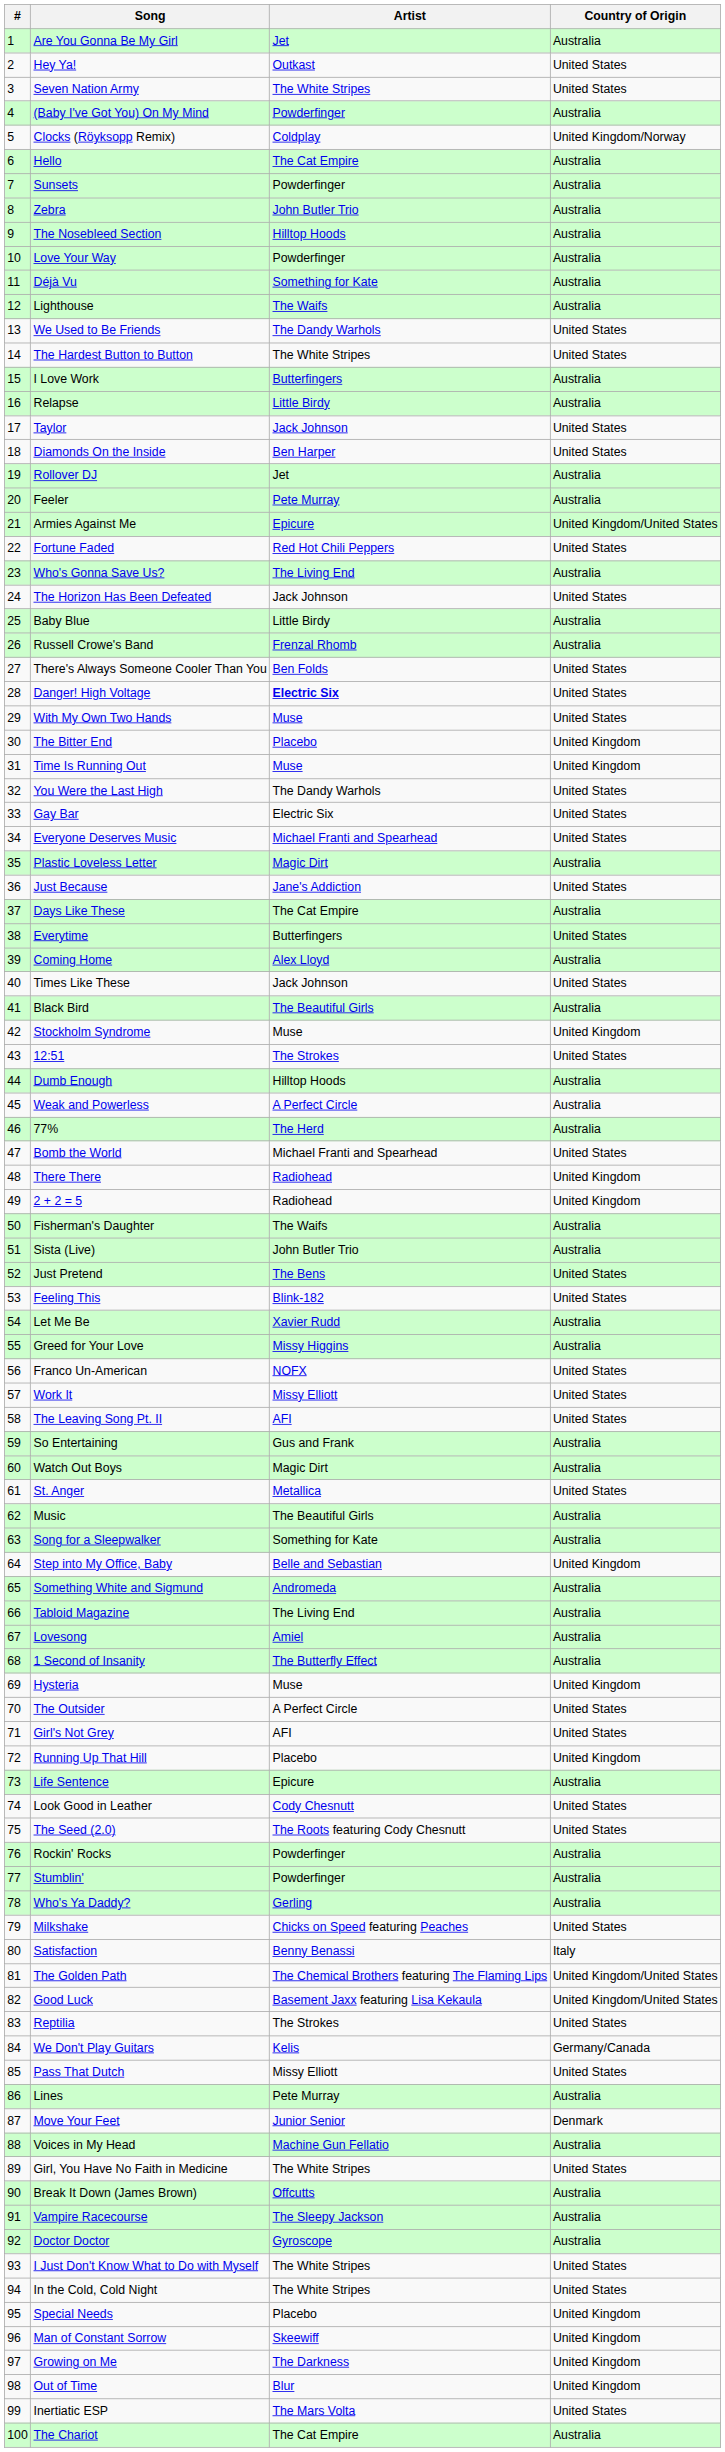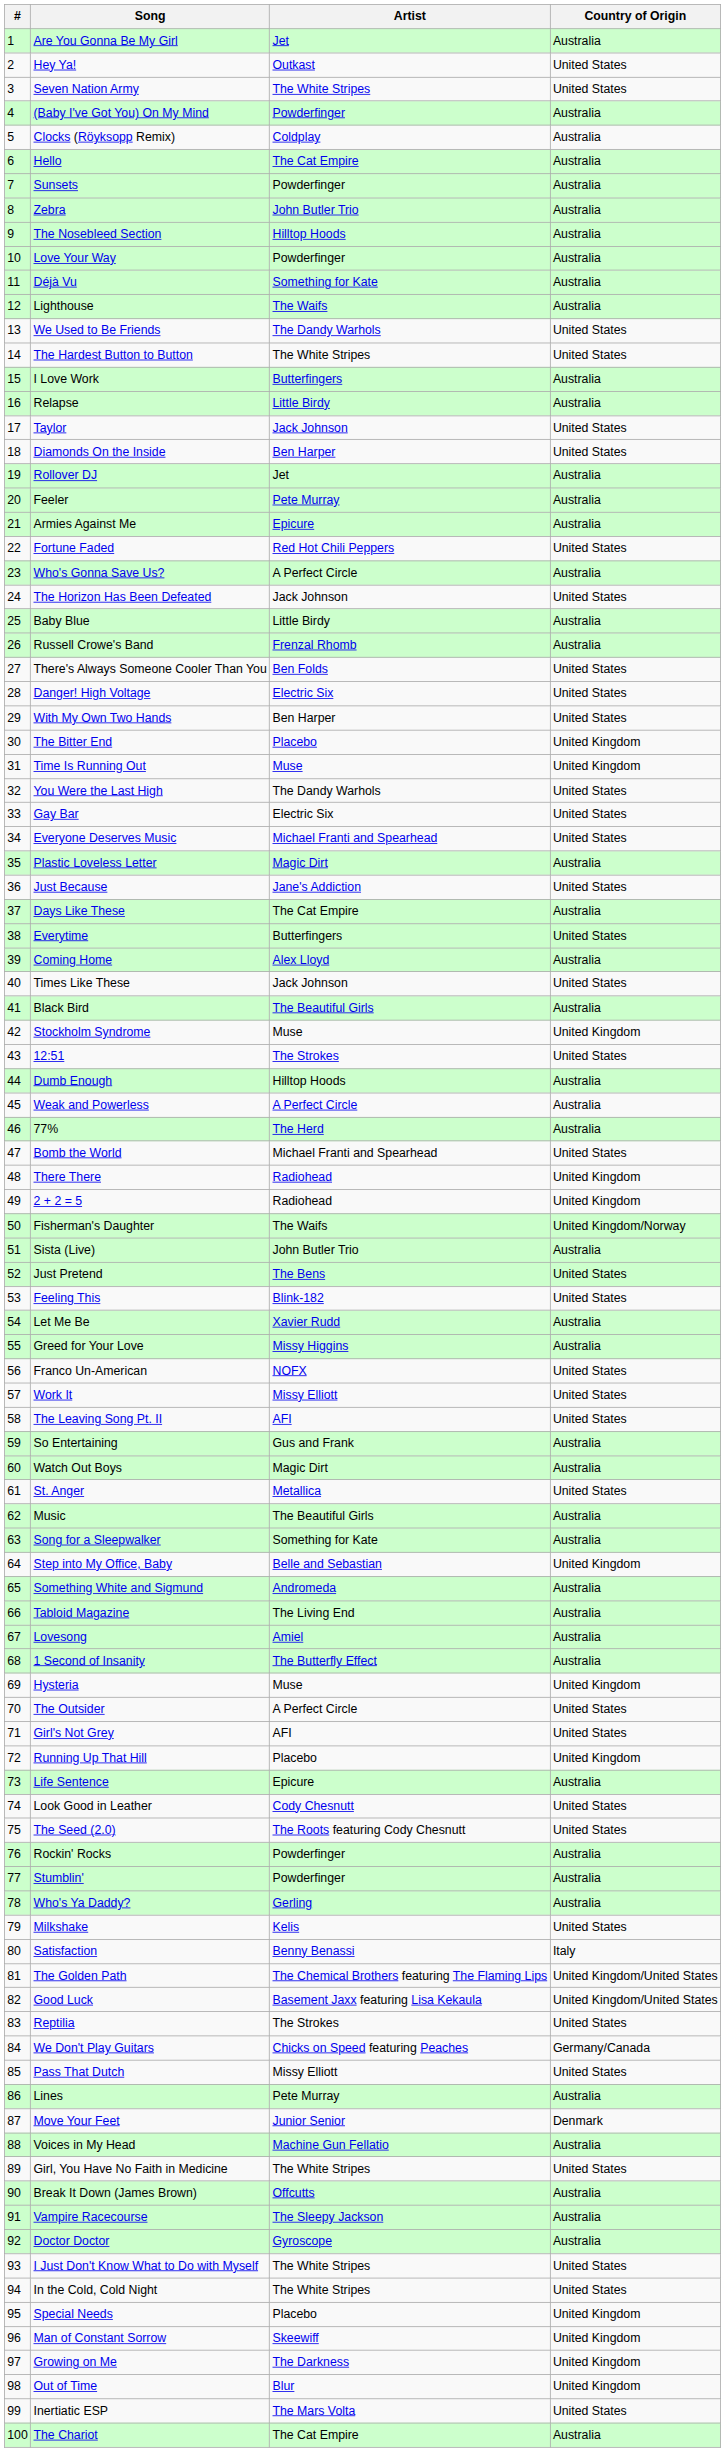(619, 137) United Kingdom/Norway -> (577, 137) Australia
(635, 524) United Kingdom/United States -> (577, 524) Australia
(314, 572) The Living End -> (315, 572) A Perfect Circle
(306, 693) bold -> (303, 693) normal
(288, 717) Muse -> (304, 717) Ben Harper
(577, 1225) Australia -> (619, 1225) United Kingdom/Norway
(370, 1927) Chicks on Speed featuring Peaches -> (286, 1927) Kelis
(286, 2048) Kelis -> (370, 2048) Chicks on Speed featuring Peaches
